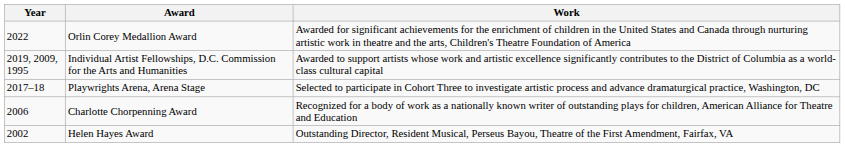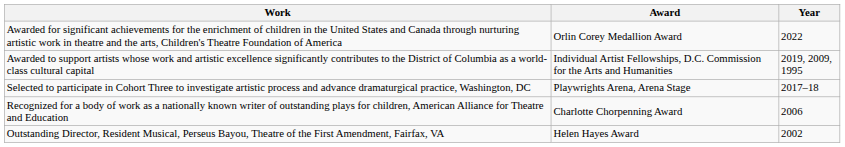columns swapped: (35, 13) <-> (566, 13)
